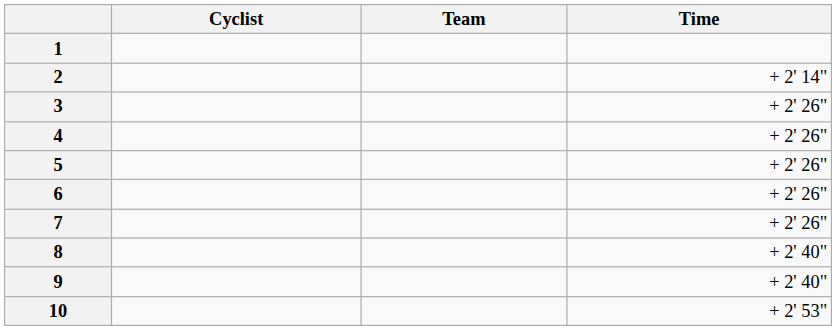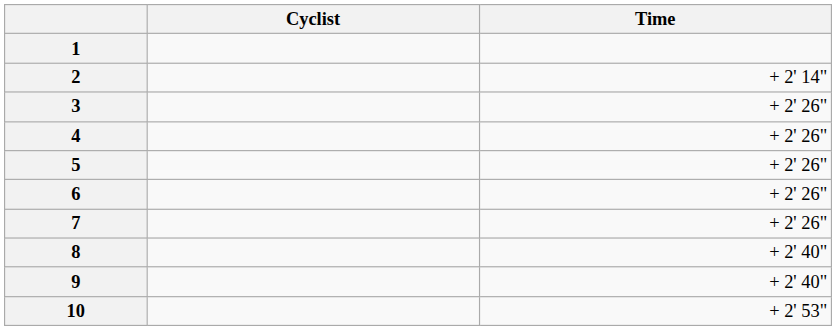- column: (464, 19)
